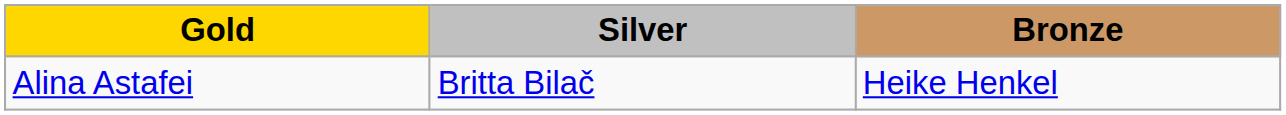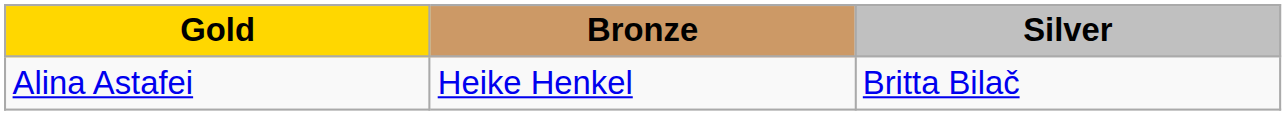columns swapped: (643, 30) <-> (1068, 30)
